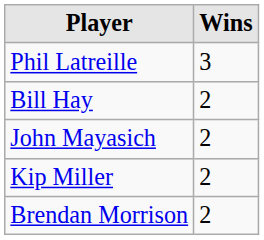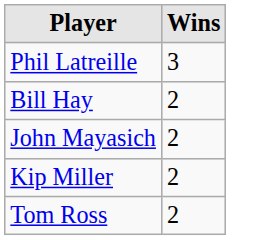- row: (99, 215)
+ row: (59, 215)
